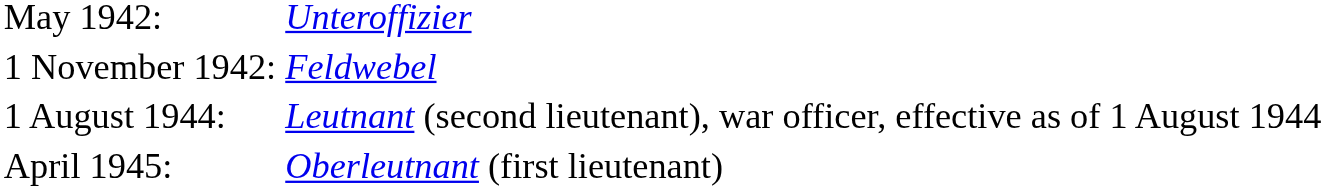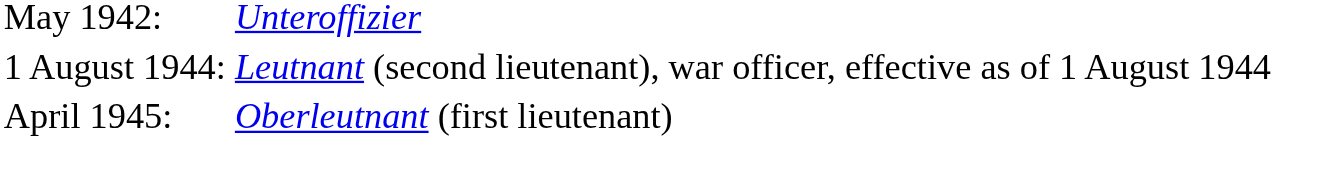- row: (140, 66)
